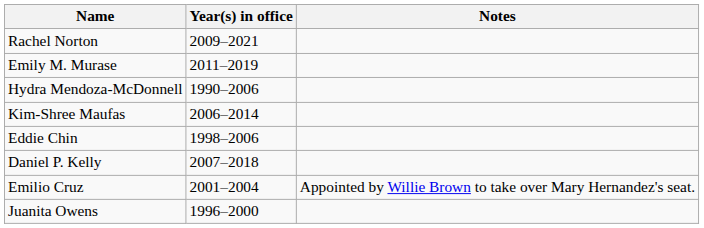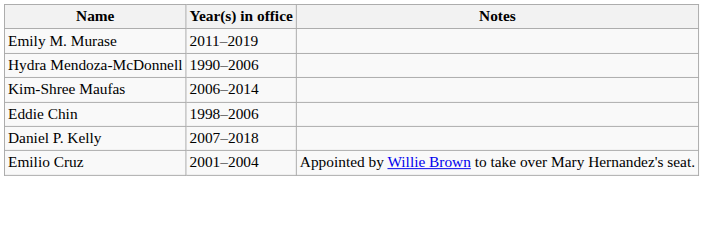- row: (53, 41)
- row: (53, 211)
